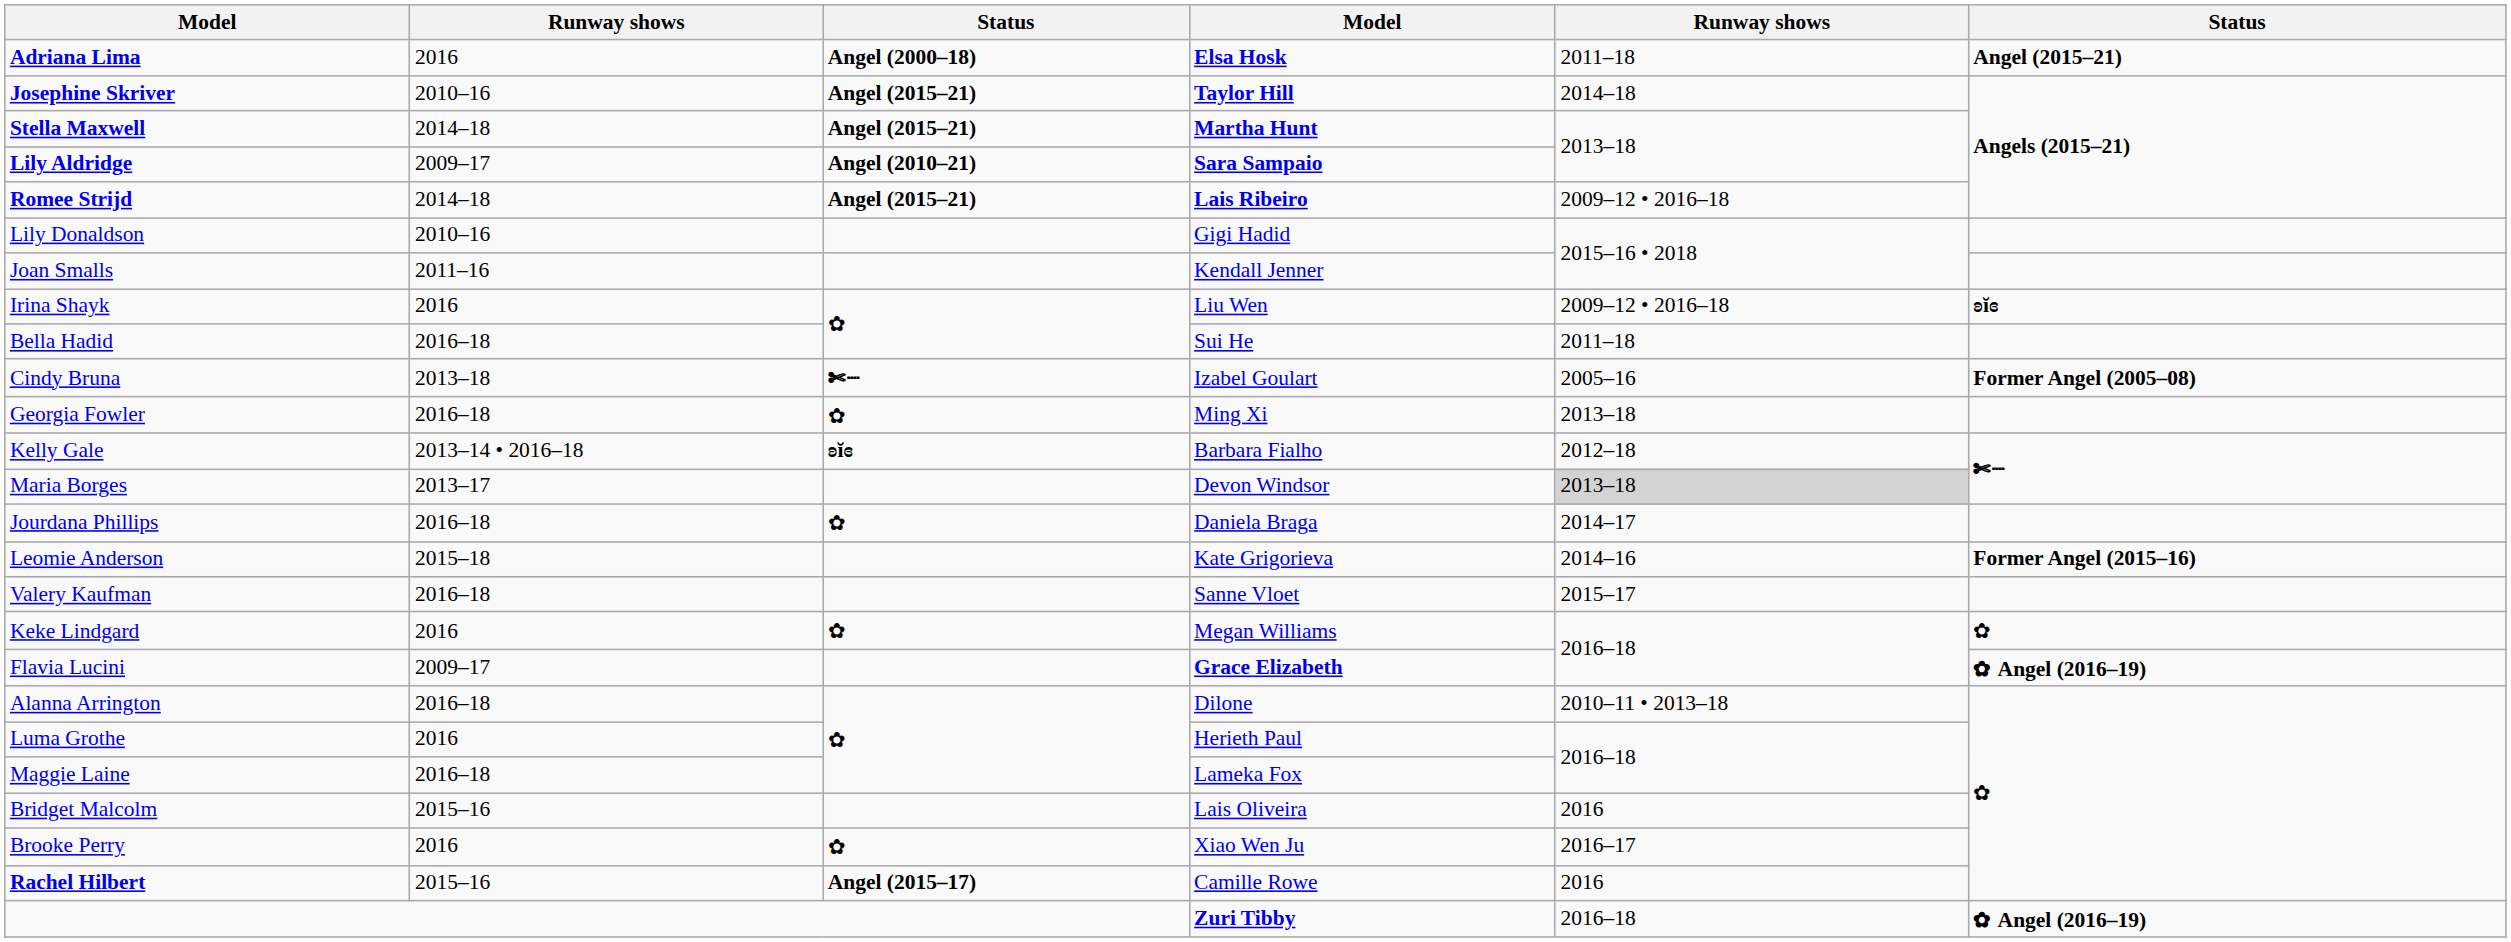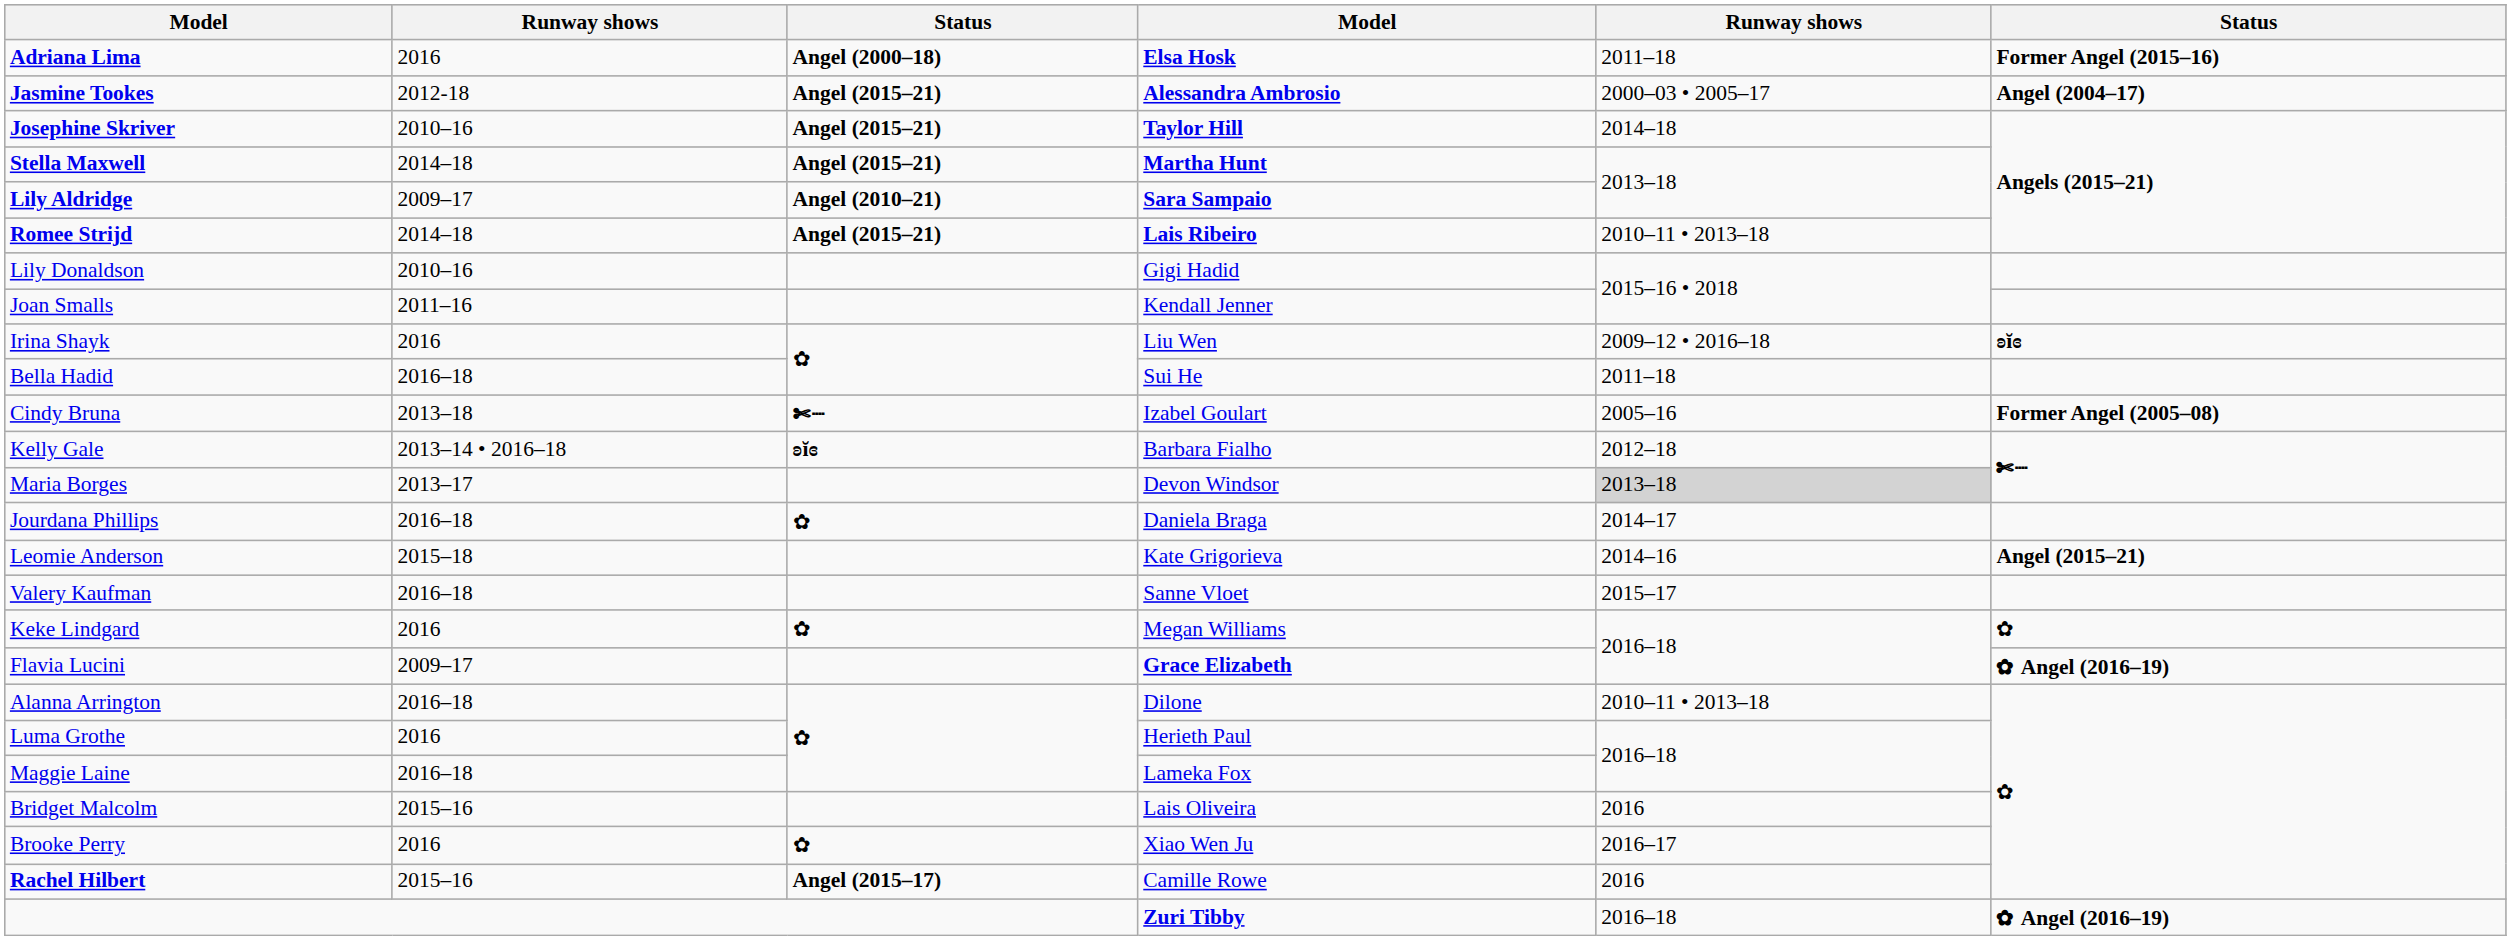(2048, 57) Angel (2015–21) -> (2108, 57) Former Angel (2015–16)
+ row: (82, 92)
(1645, 199) 2009–12 • 2016–18 -> (1685, 234) 2010–11 • 2013–18
- row: (77, 414)
(2085, 558) Former Angel (2015–16) -> (2071, 556) Angel (2015–21)
